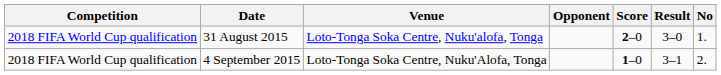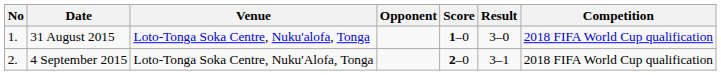columns swapped: (705, 15) <-> (102, 15)
(632, 37) 2–0 -> (459, 37) 1–0
(632, 59) 1–0 -> (459, 59) 2–0
